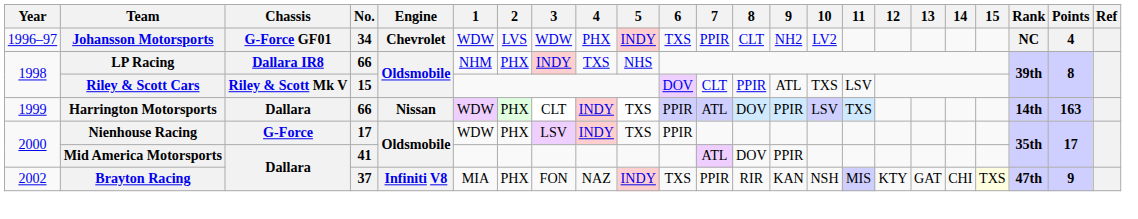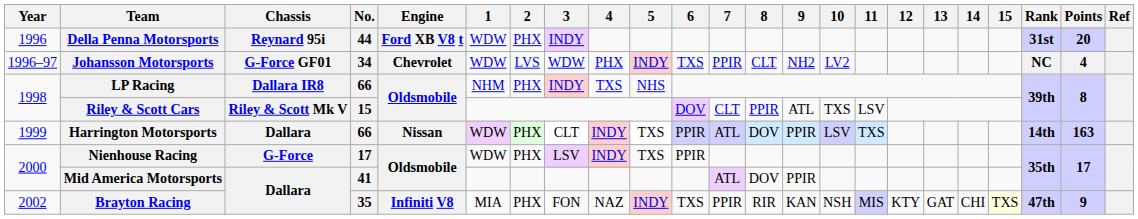+ row: (143, 39)
(364, 179) 37 -> (364, 202) 35
